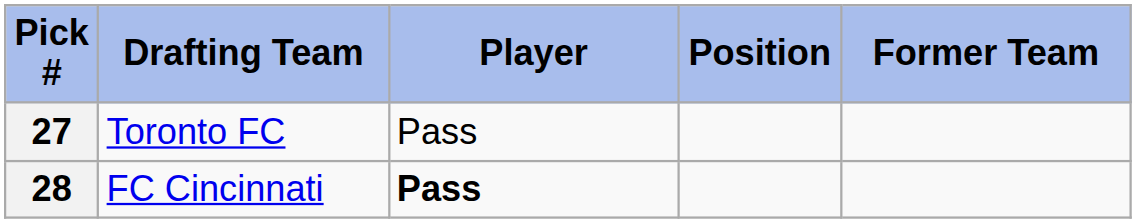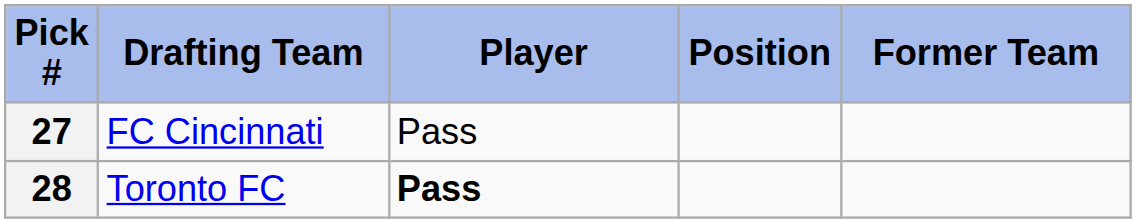(196, 131) Toronto FC -> (215, 131) FC Cincinnati
(215, 188) FC Cincinnati -> (196, 188) Toronto FC
